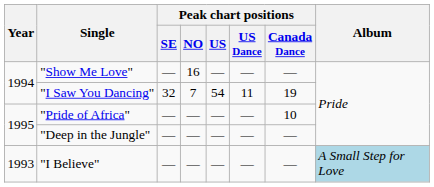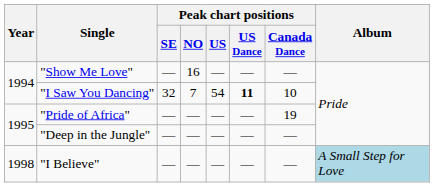(247, 93) normal -> (247, 93) bold
(290, 93) 19 -> (290, 93) 10
(290, 114) 10 -> (290, 114) 19
(21, 163) 1993 -> (21, 163) 1998
